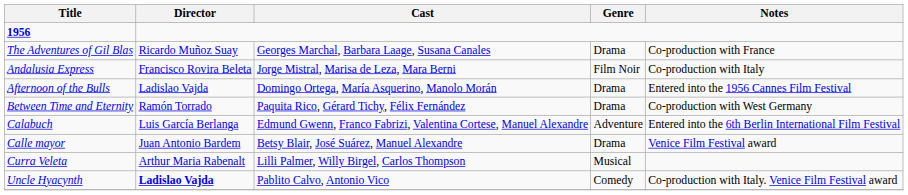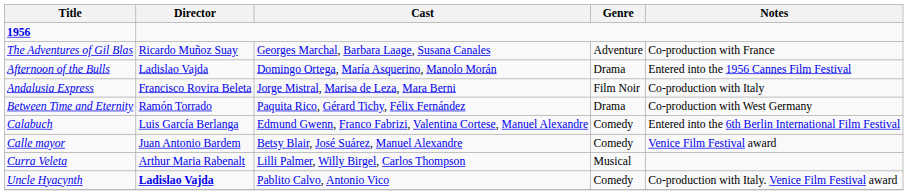(609, 50) Drama -> (618, 50) Adventure
rows swapped: (58, 87) <-> (50, 69)
(618, 124) Adventure -> (613, 124) Comedy
(609, 143) Drama -> (613, 143) Comedy
